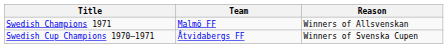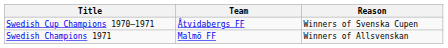rows swapped: (59, 24) <-> (80, 37)
